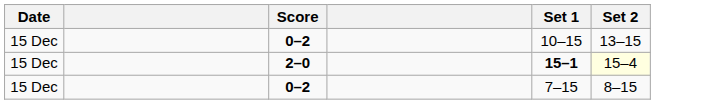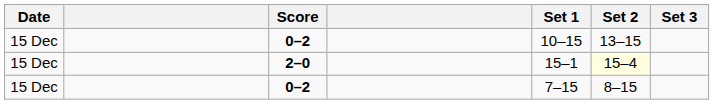+ column: (679, 17)
(561, 64) bold -> (561, 64) normal
